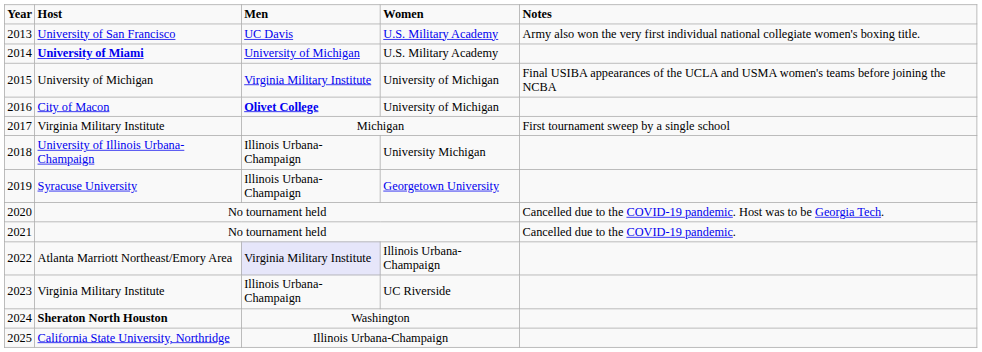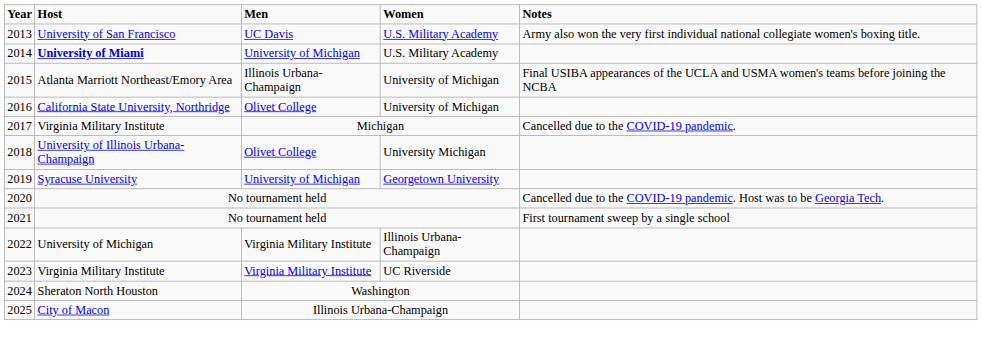(95, 80) University of Michigan -> (135, 80) Atlanta Marriott Northeast/Emory Area
(308, 80) Virginia Military Institute -> (283, 80) Illinois Urbana-Champaign
(73, 106) City of Macon -> (134, 106) California State University, Northridge
(281, 106) bold -> (280, 106) normal
(626, 126) First tournament sweep by a single school -> (629, 126) Cancelled due to the COVID-19 pandemic.
(283, 152) Illinois Urbana-Champaign -> (280, 152) Olivet College
(283, 186) Illinois Urbana-Champaign -> (302, 179) University of Michigan
(629, 232) Cancelled due to the COVID-19 pandemic. -> (626, 218) First tournament sweep by a single school
(135, 258) Atlanta Marriott Northeast/Emory Area -> (95, 244) University of Michigan
(308, 258) lavender background -> (308, 244) no background
(283, 291) Illinois Urbana-Champaign -> (308, 271) Virginia Military Institute
(103, 318) bold -> (98, 290) normal
(134, 337) California State University, Northridge -> (73, 310) City of Macon
